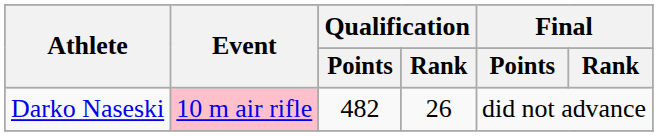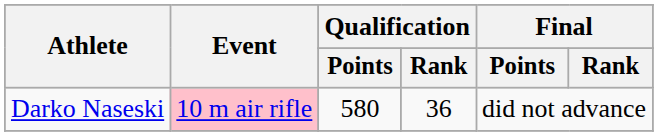(360, 109) 482 -> (360, 109) 580
(439, 109) 26 -> (439, 109) 36
